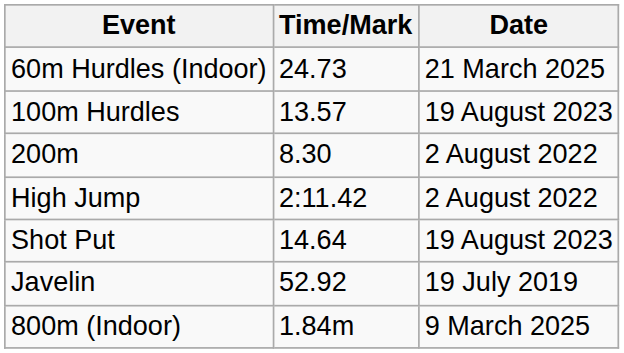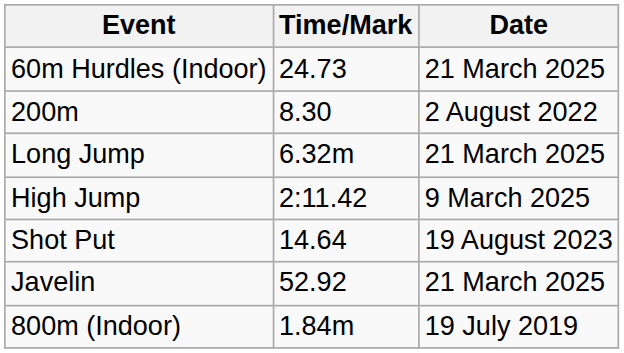- row: (95, 111)
+ row: (78, 154)
(511, 197) 2 August 2022 -> (507, 197) 9 March 2025
(501, 283) 19 July 2019 -> (515, 283) 21 March 2025
(507, 326) 9 March 2025 -> (501, 326) 19 July 2019
